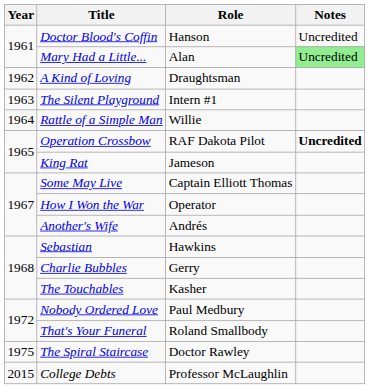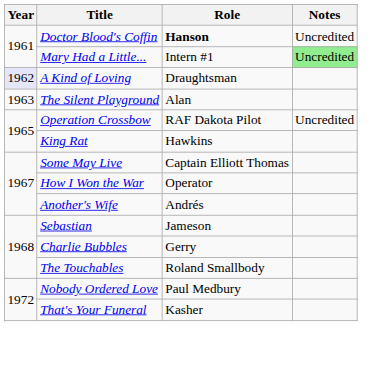(189, 36) normal -> (187, 36) bold
(182, 57) Alan -> (189, 57) Intern #1
(21, 78) no background -> (21, 78) lavender background
(193, 99) Intern #1 -> (178, 99) Alan
- row: (101, 120)
(330, 141) bold -> (325, 120) normal
(192, 162) Jameson -> (189, 141) Hawkins
(192, 246) Hawkins -> (188, 225) Jameson
(188, 288) Kasher -> (215, 267) Roland Smallbody
(218, 330) Roland Smallbody -> (184, 309) Kasher
- row: (94, 352)
- row: (78, 373)
